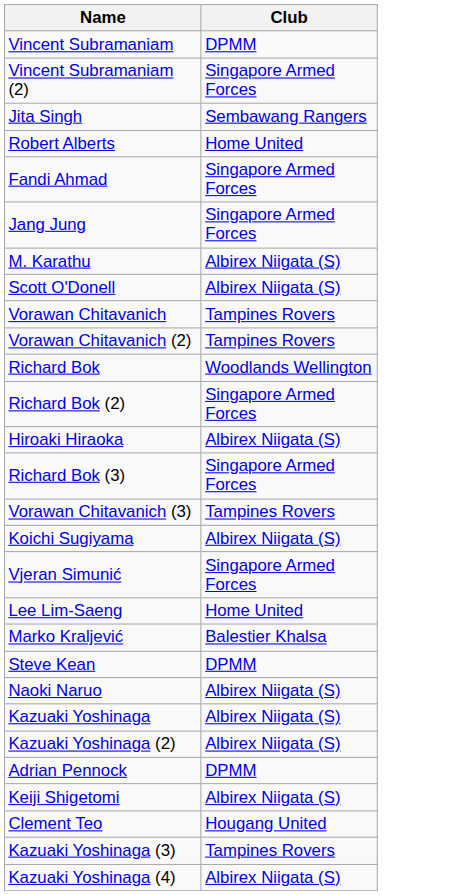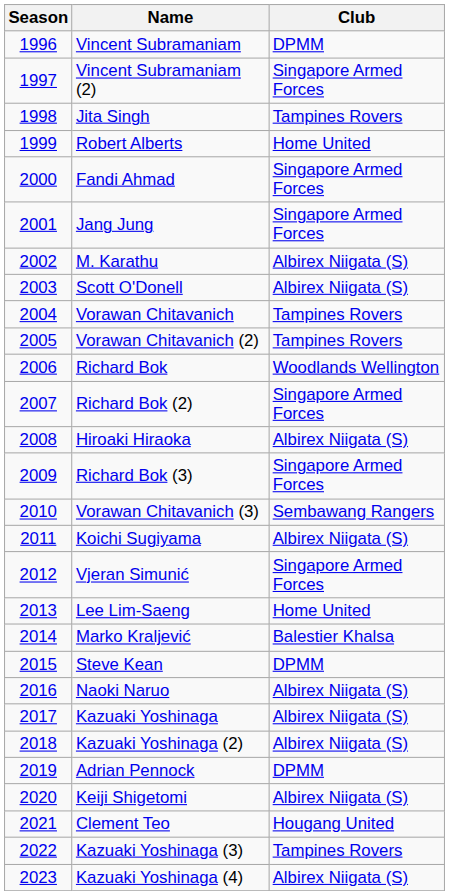+ column: (38, 17)
(286, 116) Sembawang Rangers -> (338, 116) Tampines Rovers
(270, 511) Tampines Rovers -> (353, 511) Sembawang Rangers
